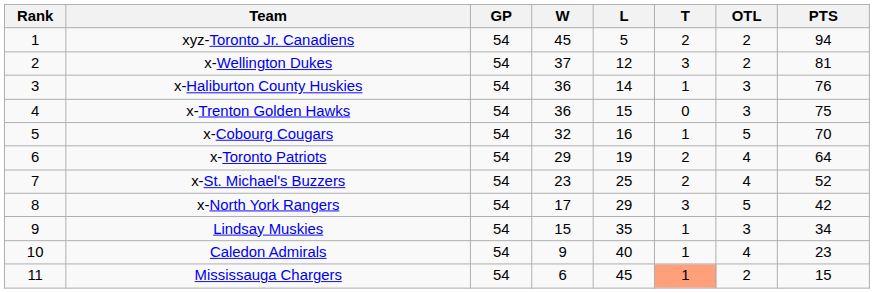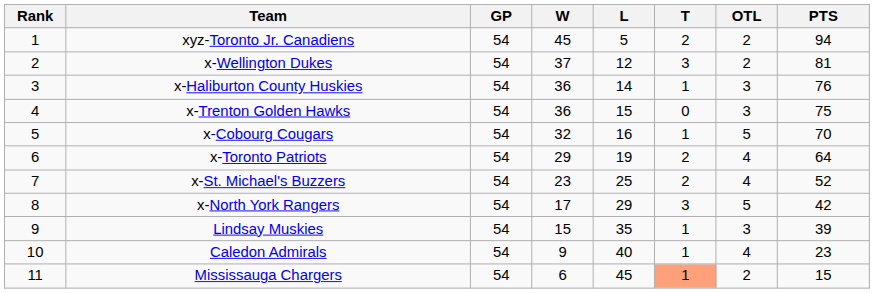(823, 228) 34 -> (823, 228) 39
